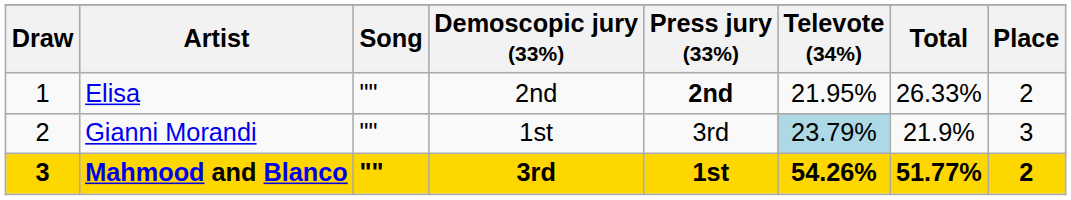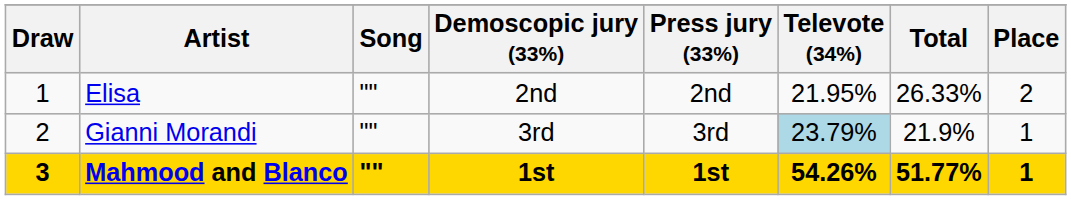(711, 93) bold -> (711, 93) normal
(536, 133) 1st -> (536, 133) 3rd
(1026, 133) 3 -> (1026, 133) 1
(536, 173) 3rd -> (536, 173) 1st
(1026, 173) 2 -> (1026, 173) 1
